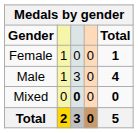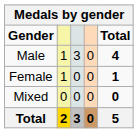rows swapped: (31, 56) <-> (31, 77)
(77, 97) bold -> (77, 97) normal
